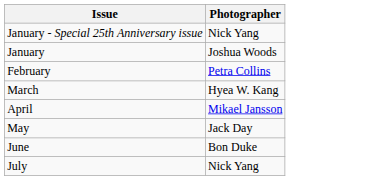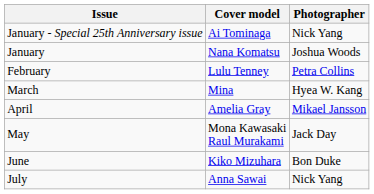+ column: (247, 14)
